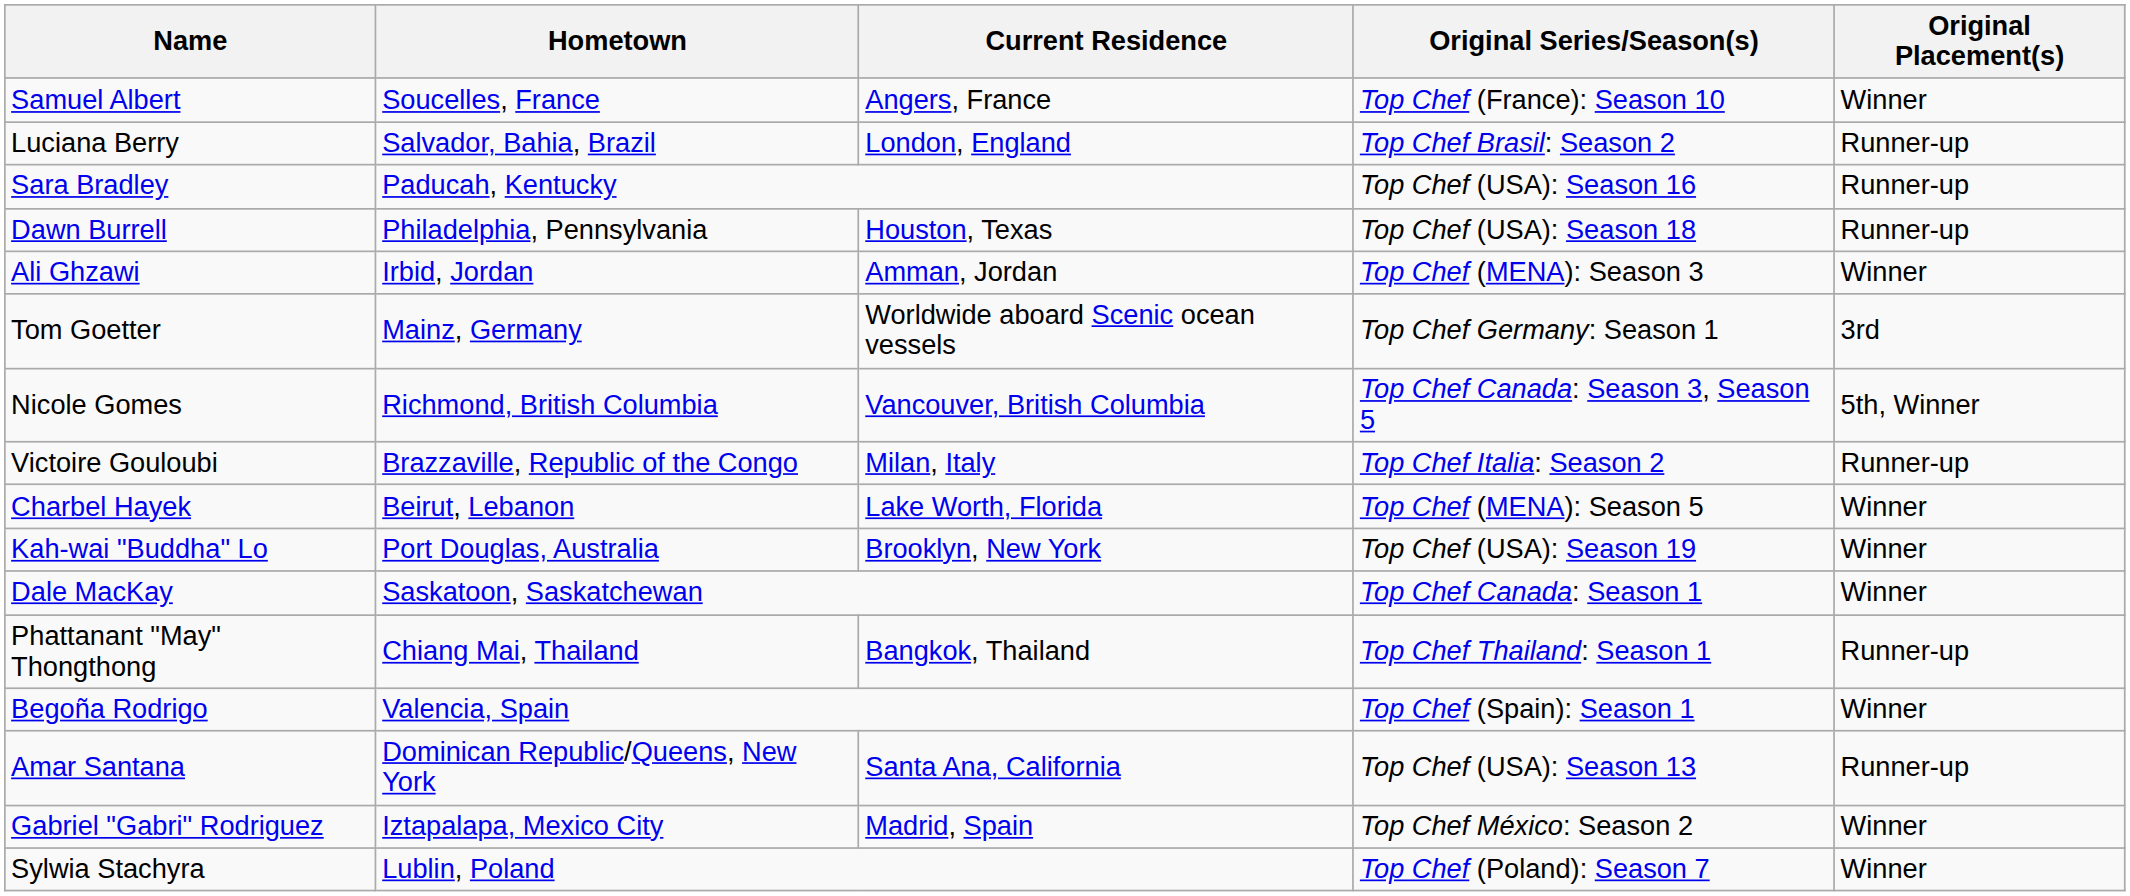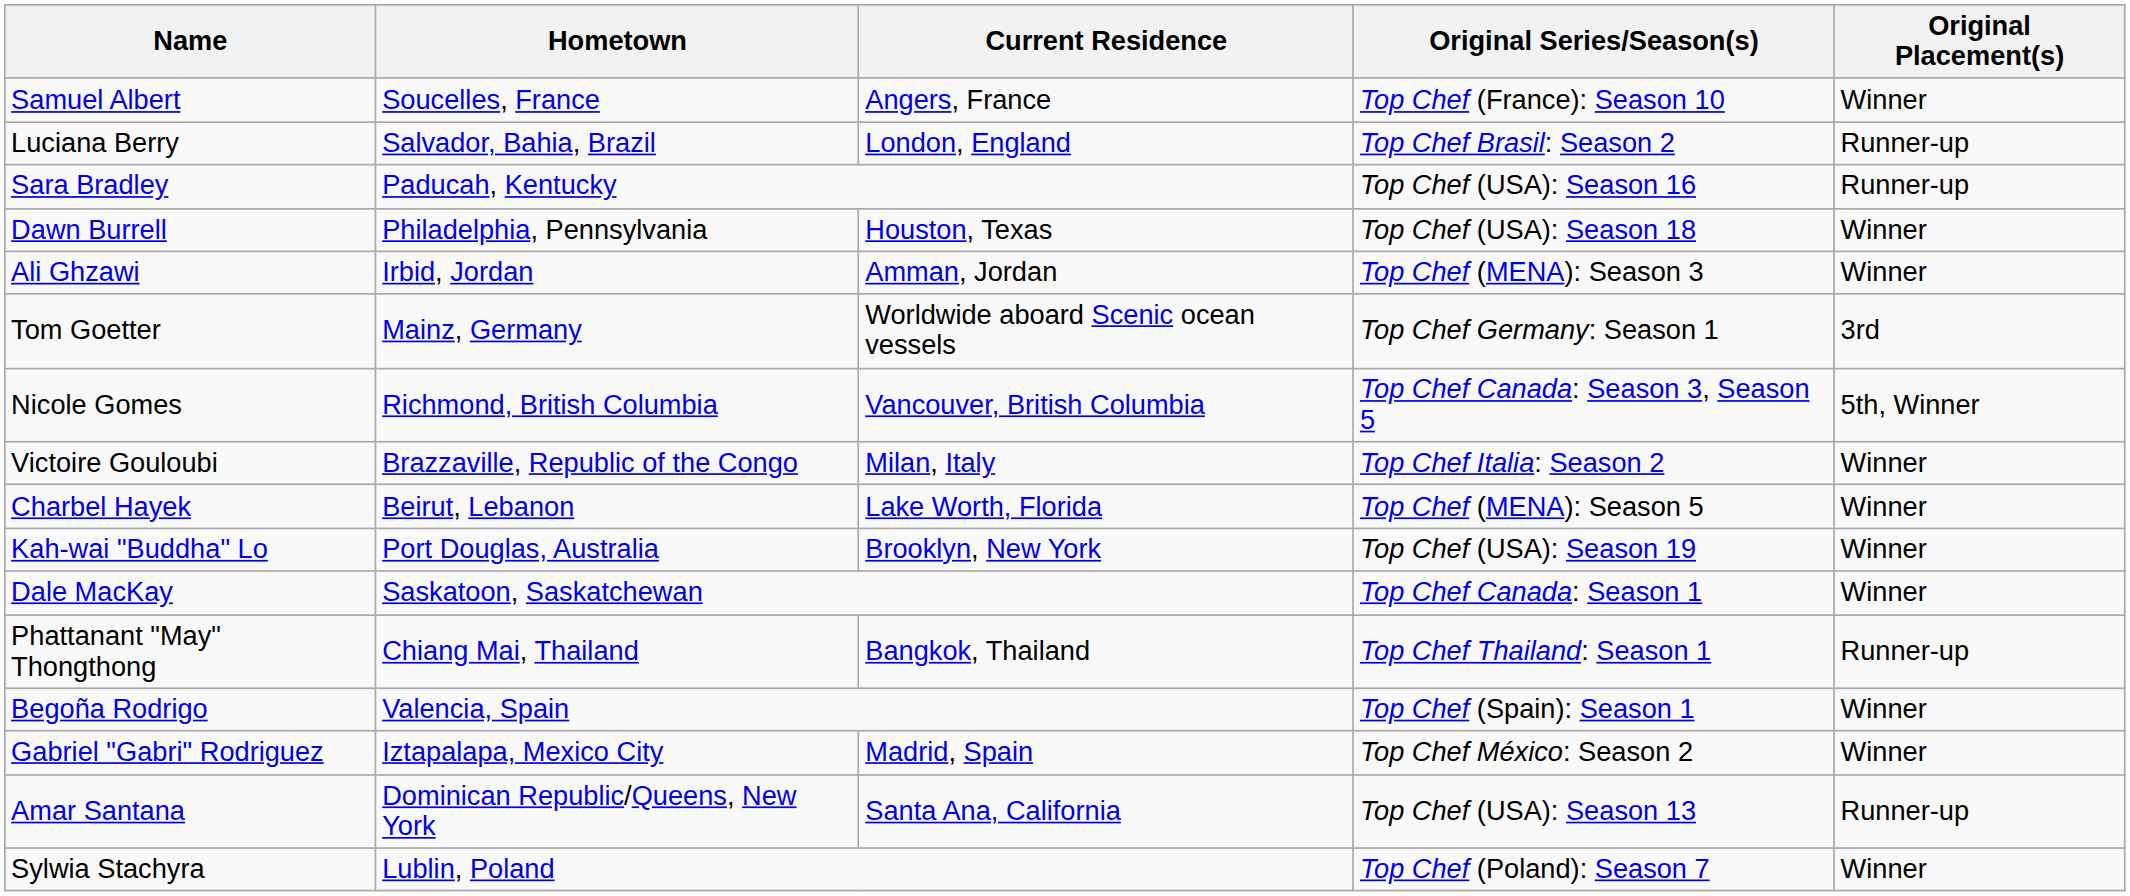(1905, 229) Runner-up -> (1884, 229) Winner
(1905, 462) Runner-up -> (1884, 462) Winner
rows swapped: (167, 826) <-> (98, 767)
